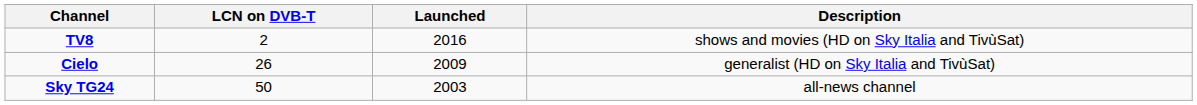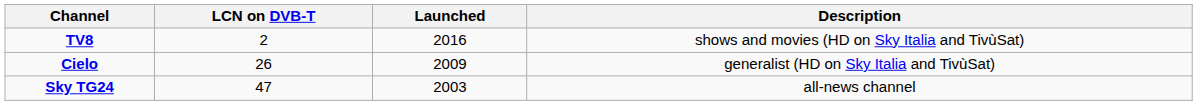(264, 87) 50 -> (264, 87) 47
